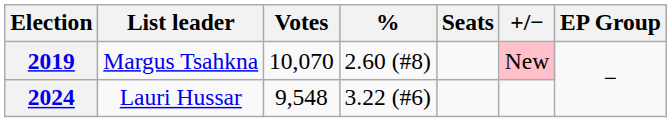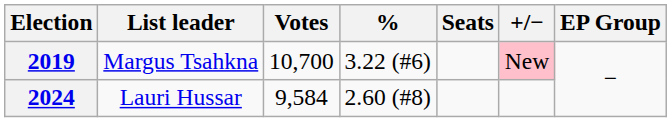(301, 60) 10,070 -> (301, 60) 10,700
(388, 60) 2.60 (#8) -> (388, 60) 3.22 (#6)
(301, 97) 9,548 -> (301, 97) 9,584
(388, 97) 3.22 (#6) -> (388, 97) 2.60 (#8)
